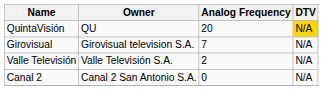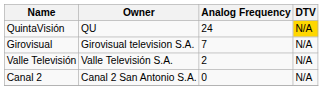(207, 28) 20 -> (207, 28) 24
